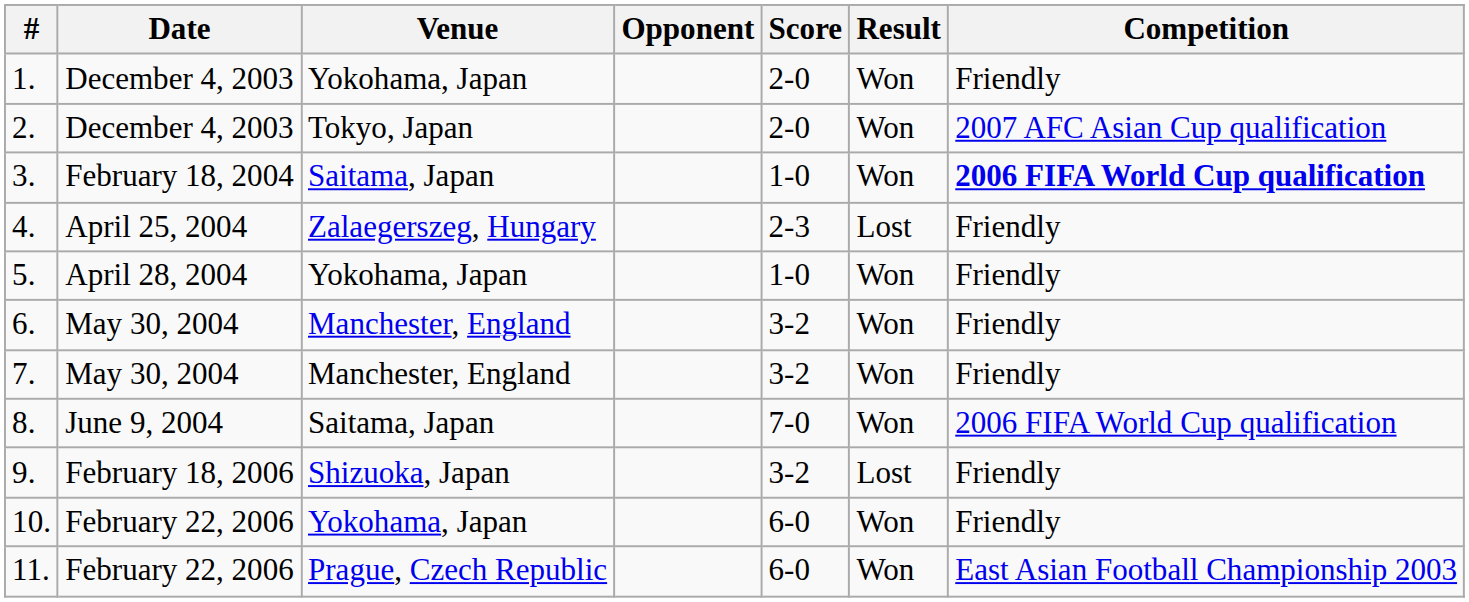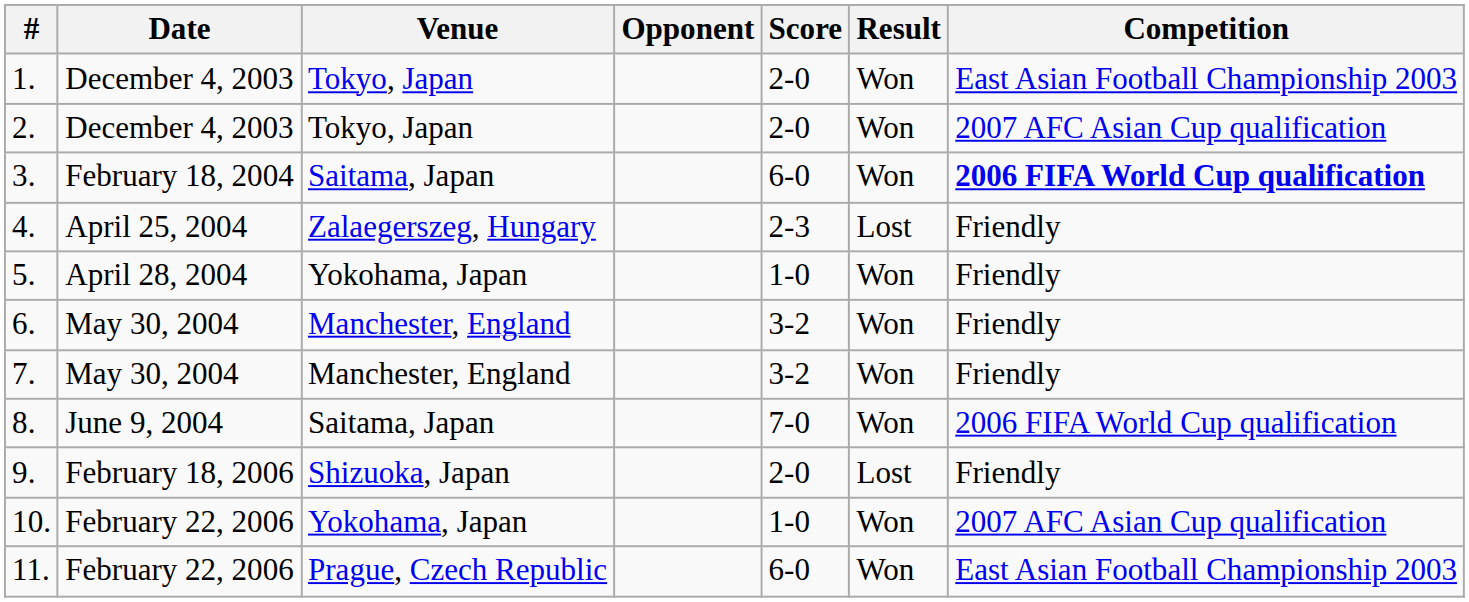(418, 78) Yokohama, Japan -> (391, 78) Tokyo, Japan
(1008, 78) Friendly -> (1206, 78) East Asian Football Championship 2003
(789, 176) 1-0 -> (789, 176) 6-0
(789, 472) 3-2 -> (789, 472) 2-0
(789, 521) 6-0 -> (789, 521) 1-0
(1008, 521) Friendly -> (1171, 521) 2007 AFC Asian Cup qualification
